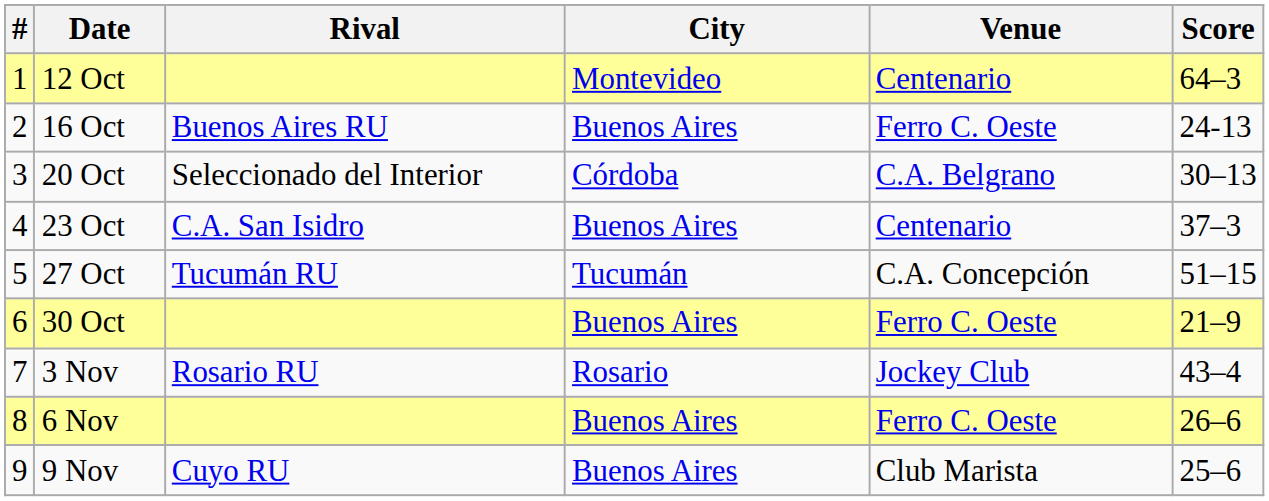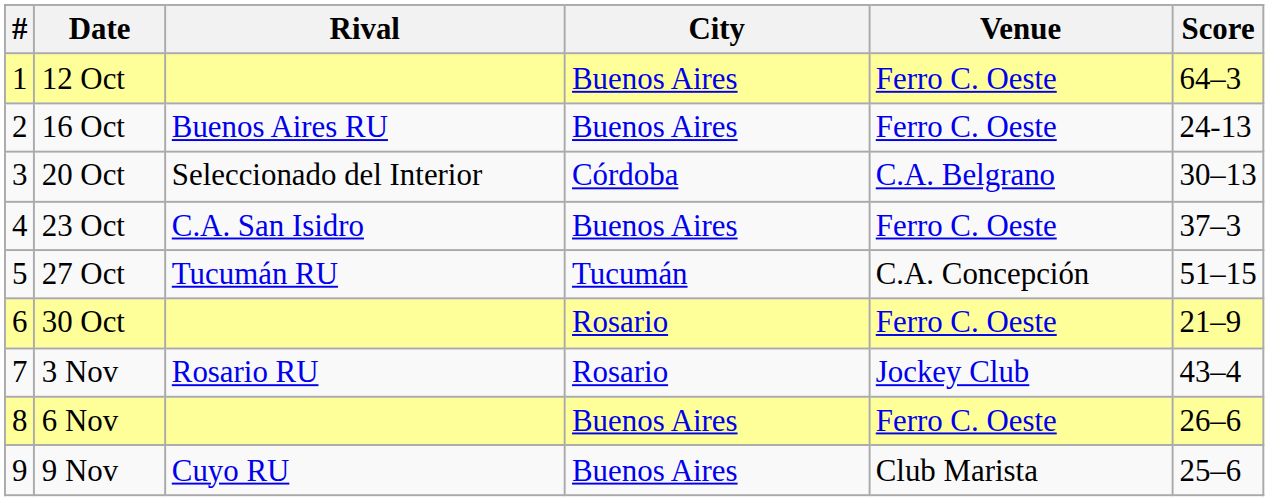(647, 77) Montevideo -> (655, 77) Buenos Aires
(944, 77) Centenario -> (966, 77) Ferro C. Oeste
(944, 224) Centenario -> (966, 224) Ferro C. Oeste
(655, 322) Buenos Aires -> (620, 322) Rosario
